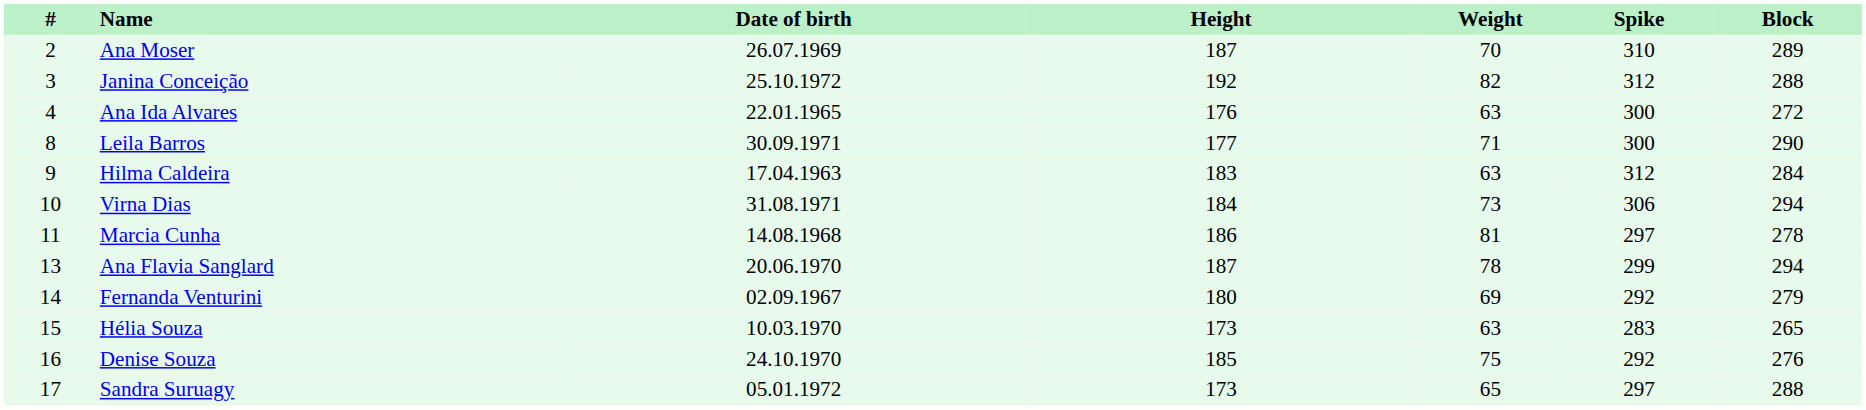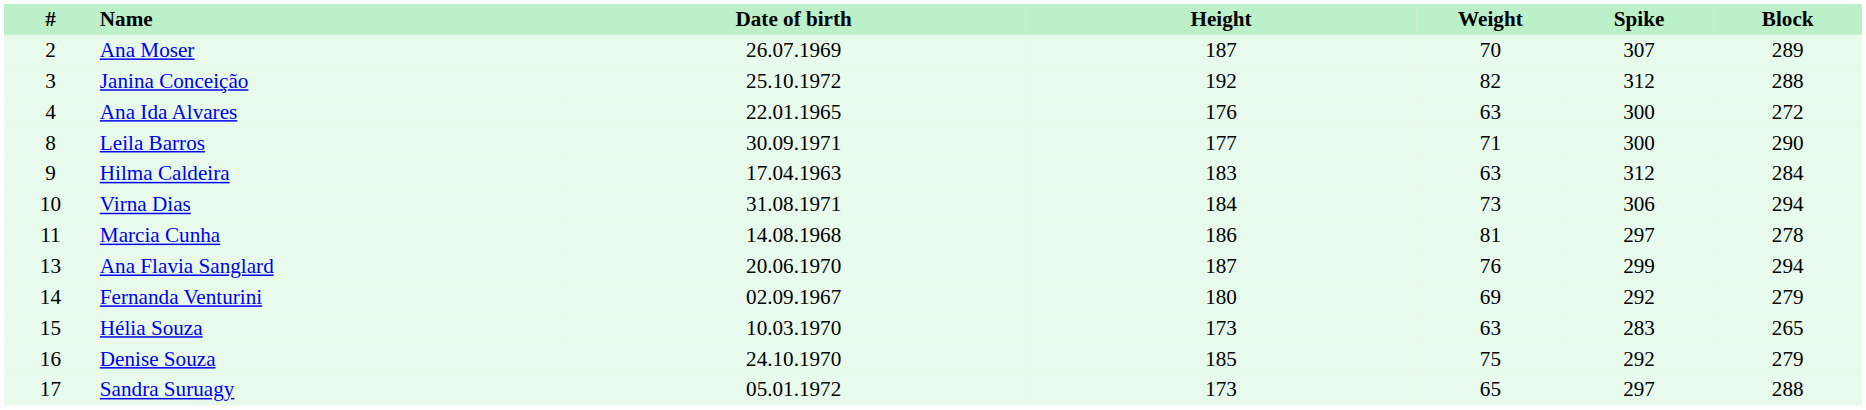(1639, 50) 310 -> (1639, 50) 307
(1490, 266) 78 -> (1490, 266) 76
(1788, 358) 276 -> (1788, 358) 279
